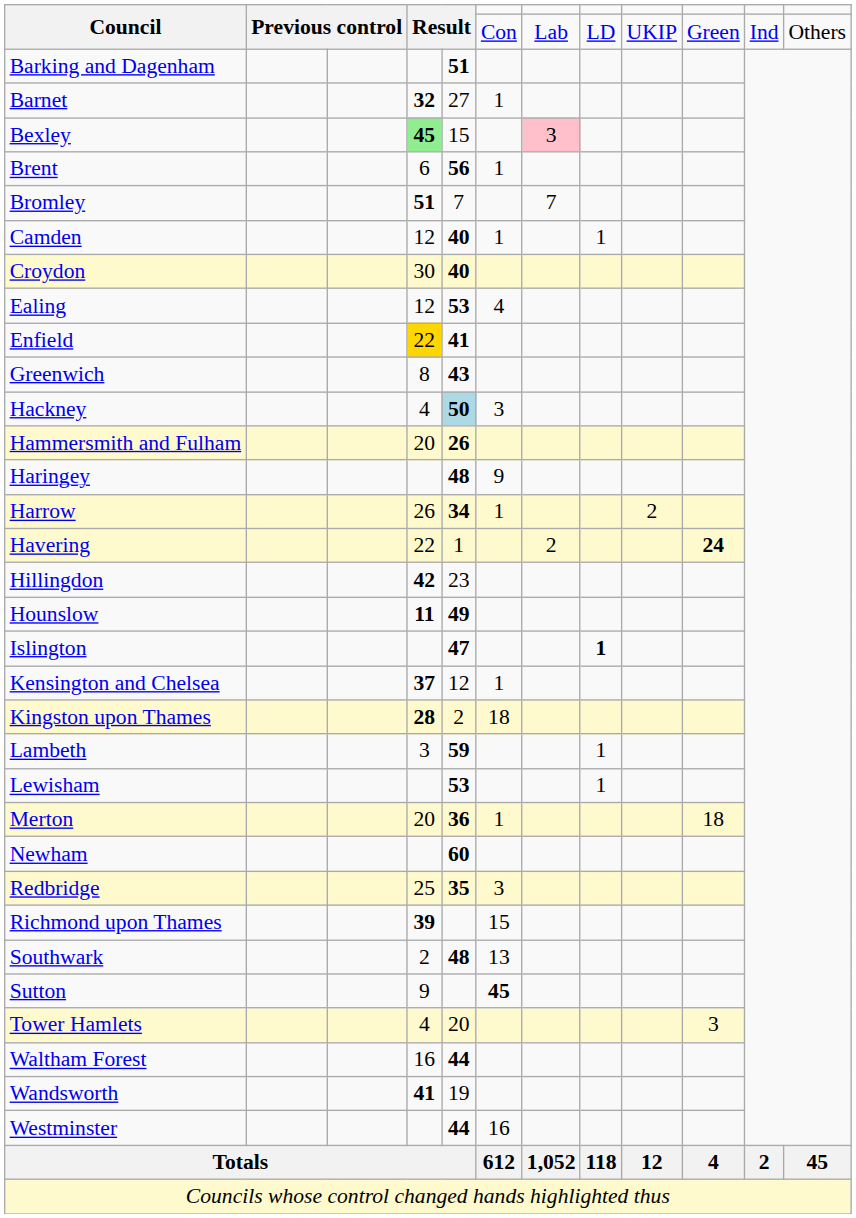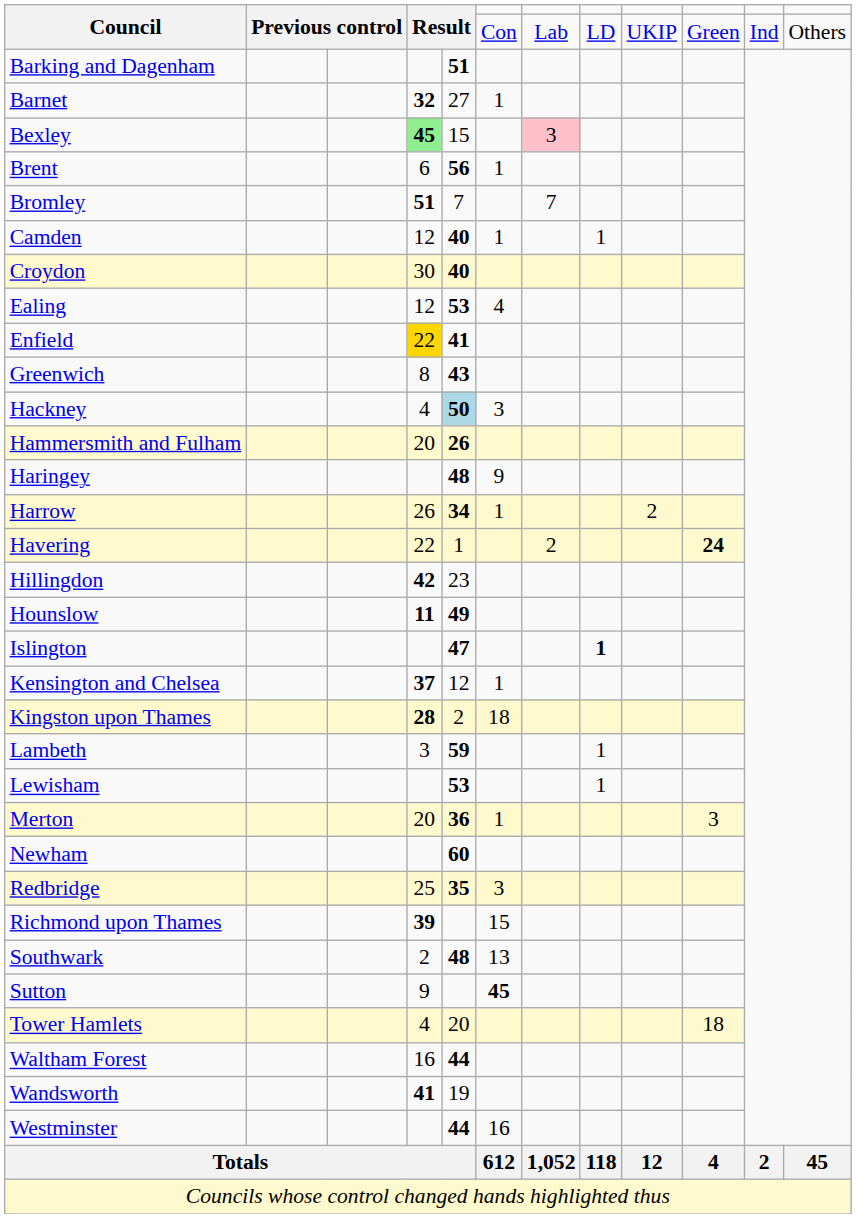(713, 819) 18 -> (713, 819) 3
(713, 1025) 3 -> (713, 1025) 18
